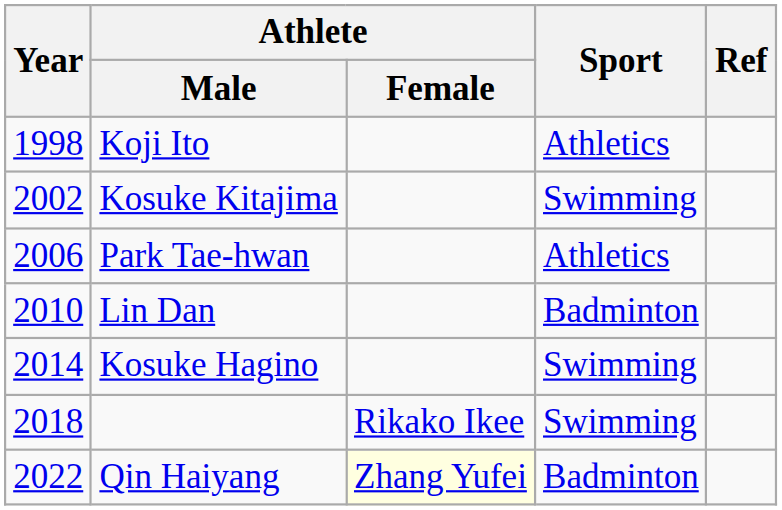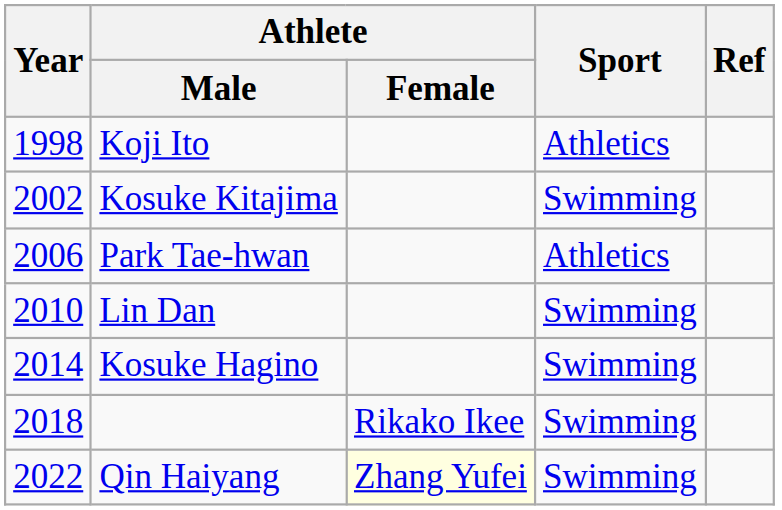(621, 310) Badminton -> (620, 310) Swimming
(621, 476) Badminton -> (620, 476) Swimming
